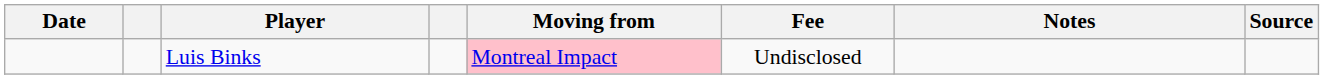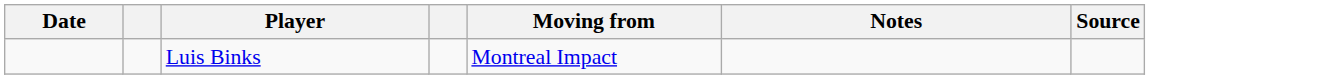- column: (808, 21)
(544, 56) pink background -> (544, 56) no background
